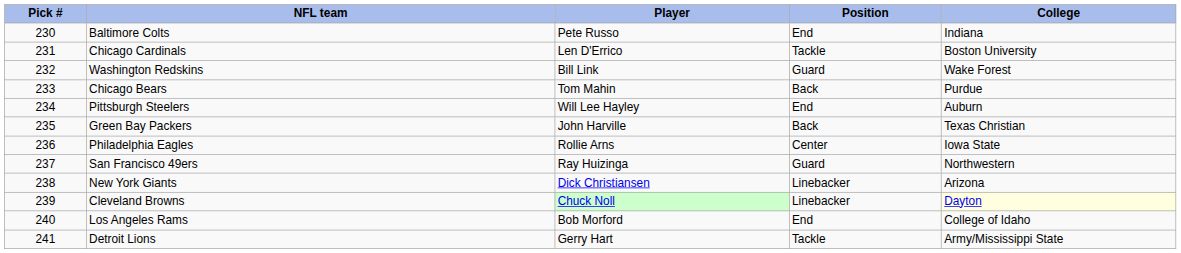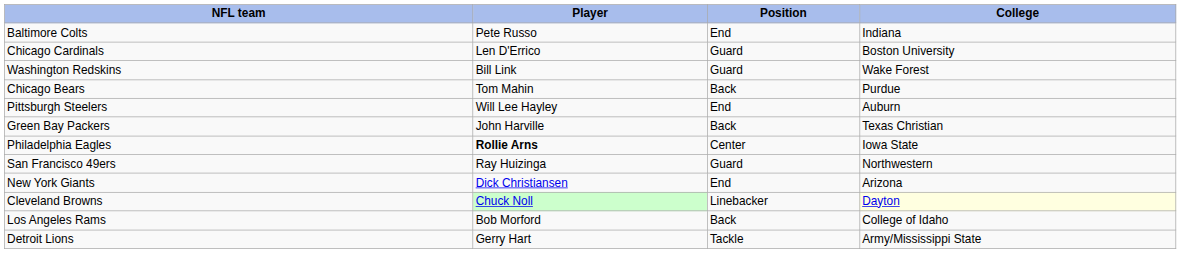- column: (45, 13)
(809, 51) Tackle -> (726, 51) Guard
(586, 145) normal -> (507, 145) bold
(821, 182) Linebacker -> (720, 182) End
(802, 220) End -> (723, 220) Back
